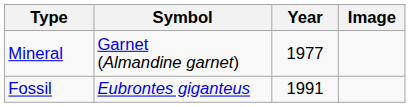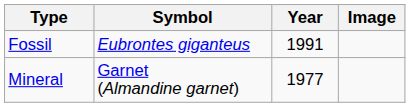rows swapped: (30, 89) <-> (36, 53)
